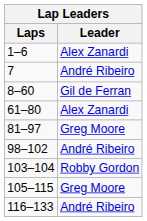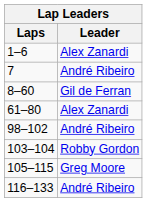- row: (24, 129)
